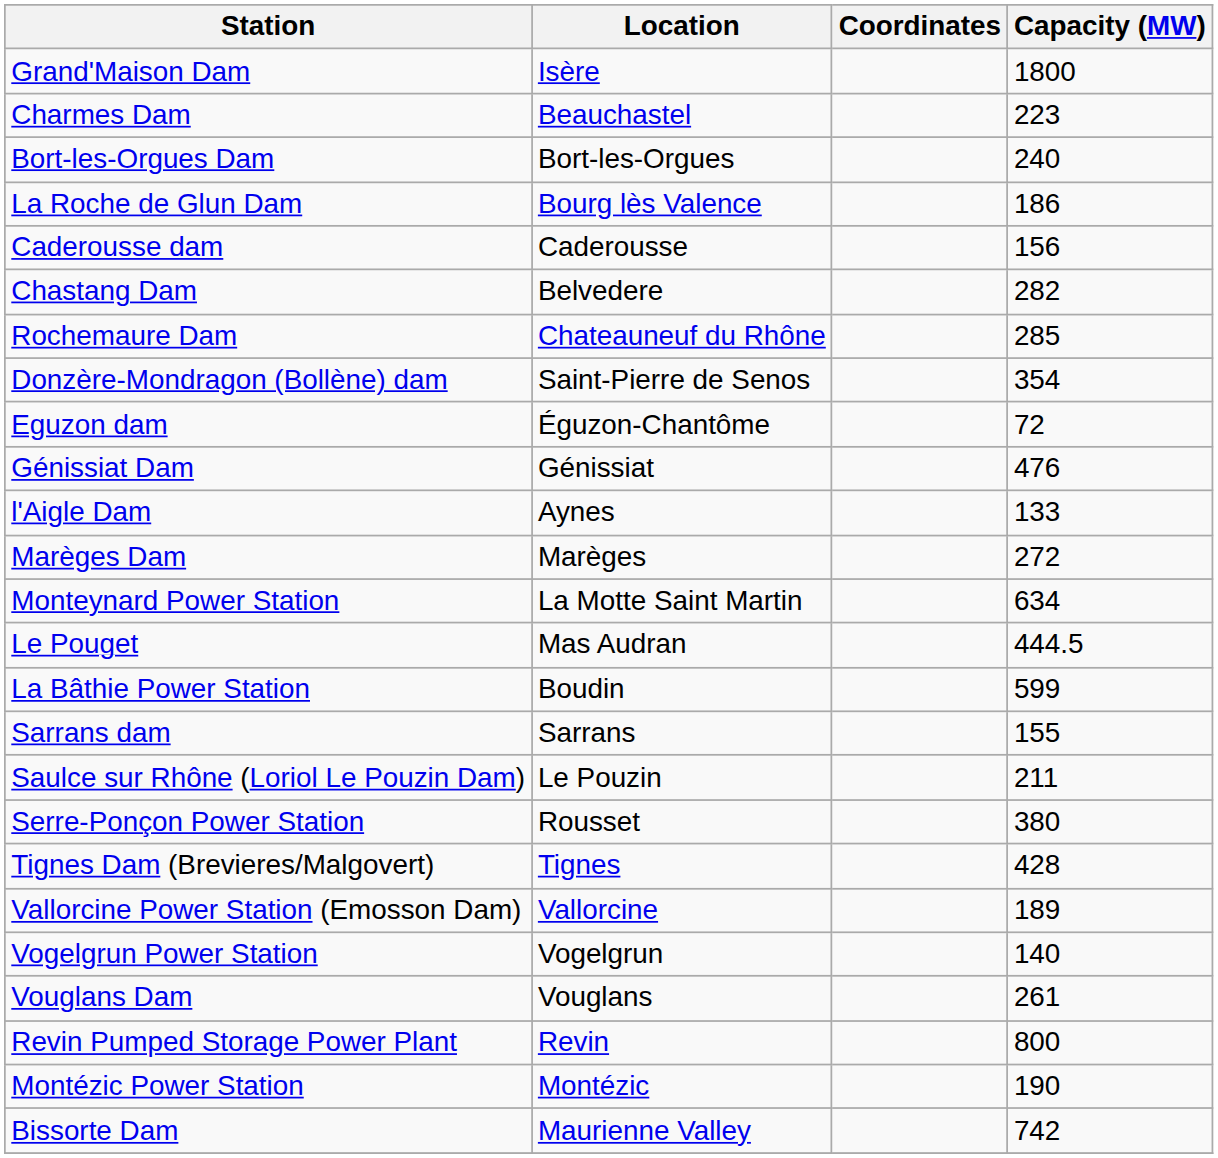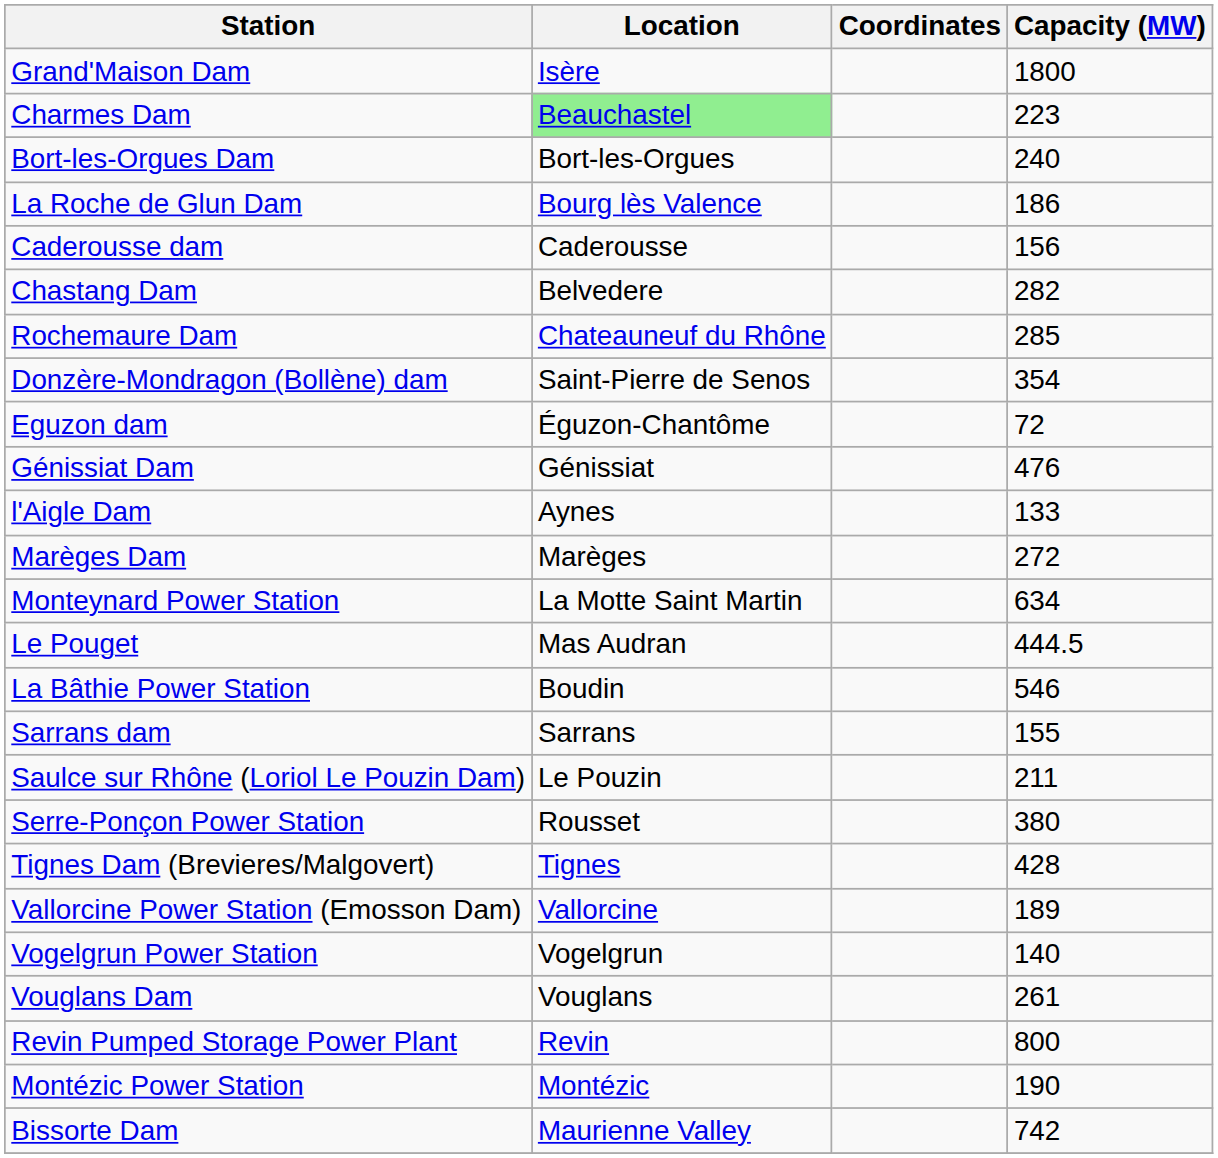(614, 114) no background -> (614, 114) lightgreen background
(1037, 688) 599 -> (1037, 688) 546
